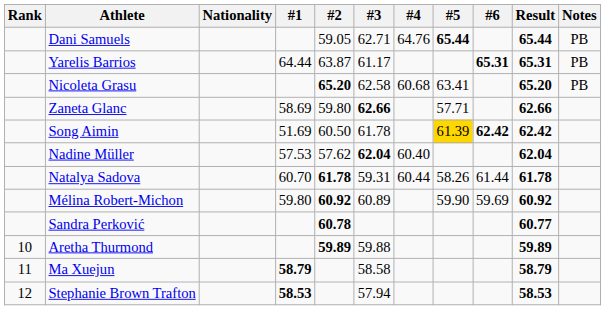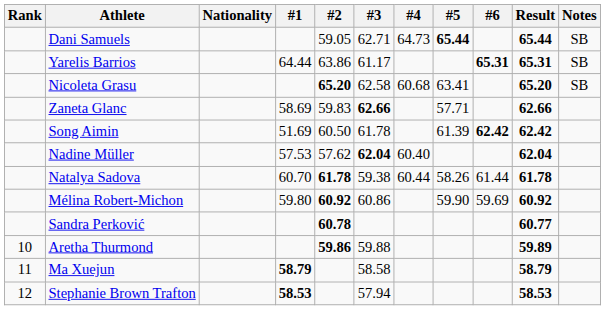(414, 39) 64.76 -> (414, 39) 64.73
(579, 39) PB -> (579, 39) SB
(335, 62) 63.87 -> (335, 62) 63.86
(579, 62) PB -> (579, 62) SB
(579, 85) PB -> (579, 85) SB
(335, 108) 59.80 -> (335, 108) 59.83
(453, 131) gold background -> (453, 131) no background
(374, 177) 59.31 -> (374, 177) 59.38
(374, 200) 60.89 -> (374, 200) 60.86
(335, 246) 59.89 -> (335, 246) 59.86
